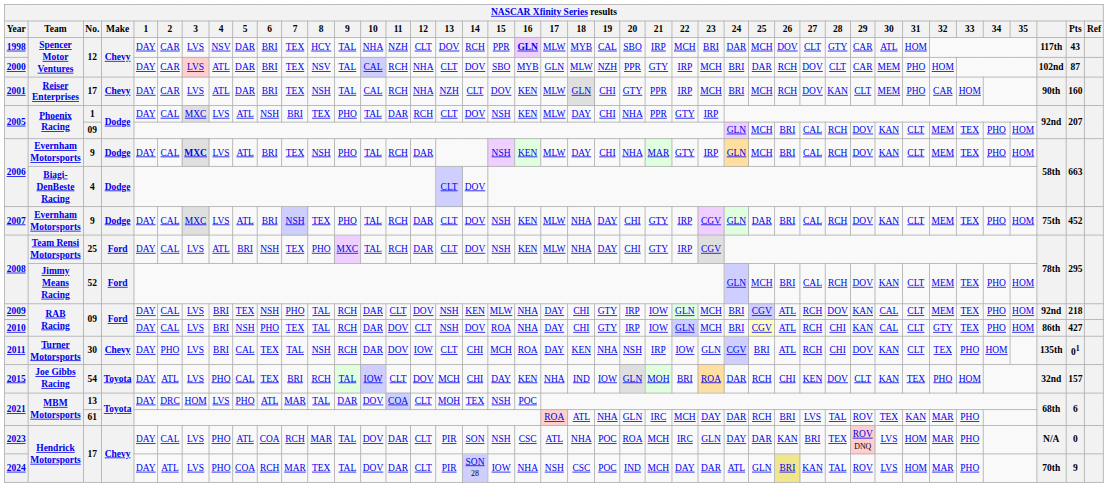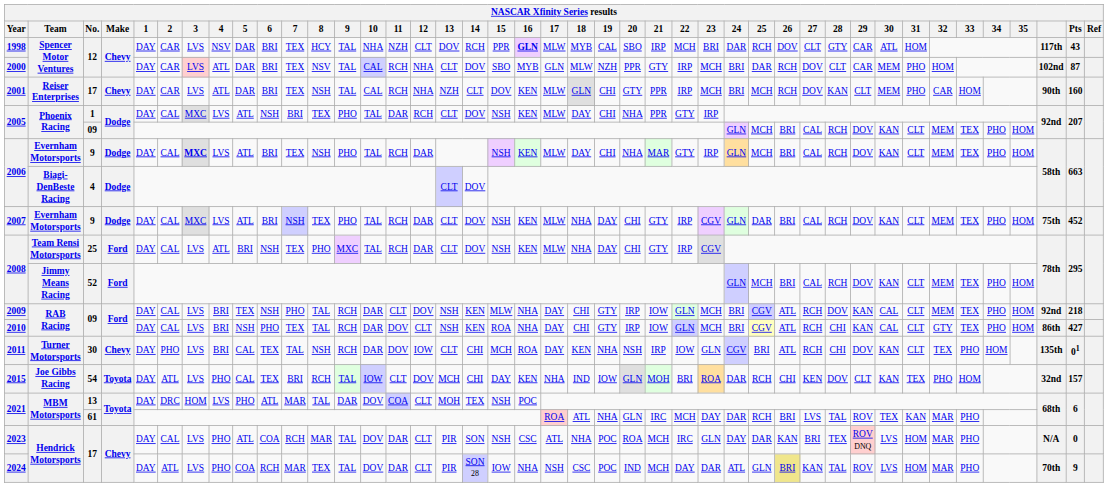(762, 47) MCH -> (762, 47) RCH
(475, 328) DOV -> (475, 328) KEN
